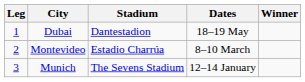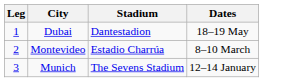- column: (280, 13)
